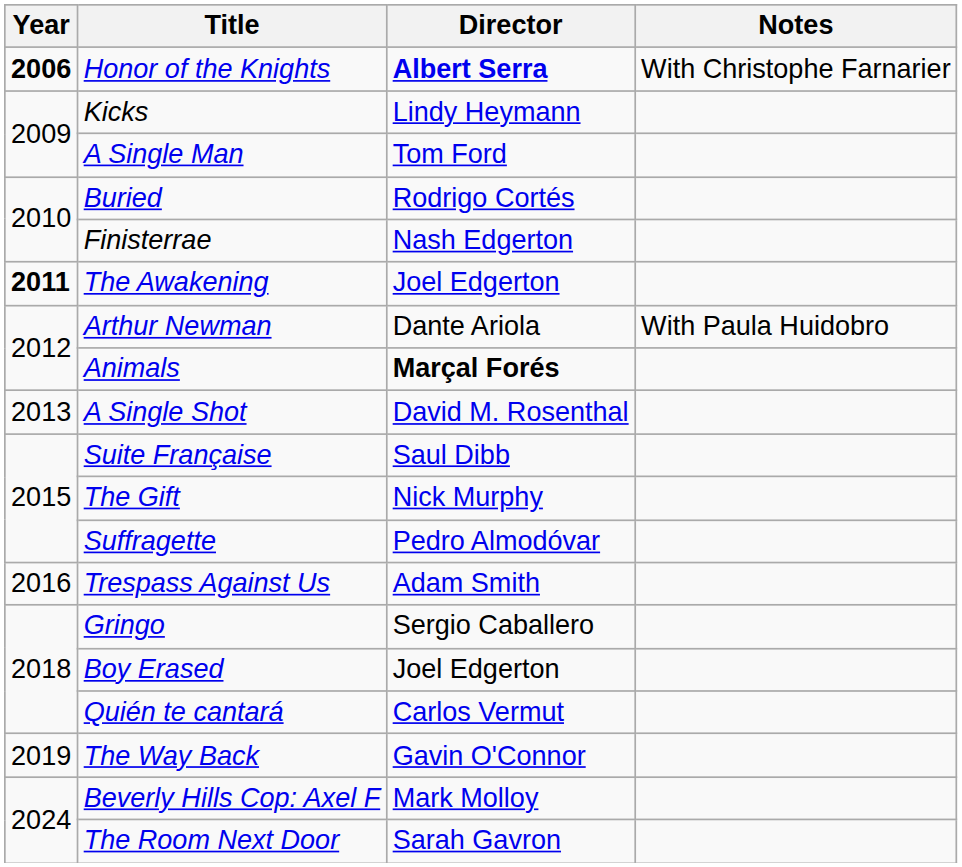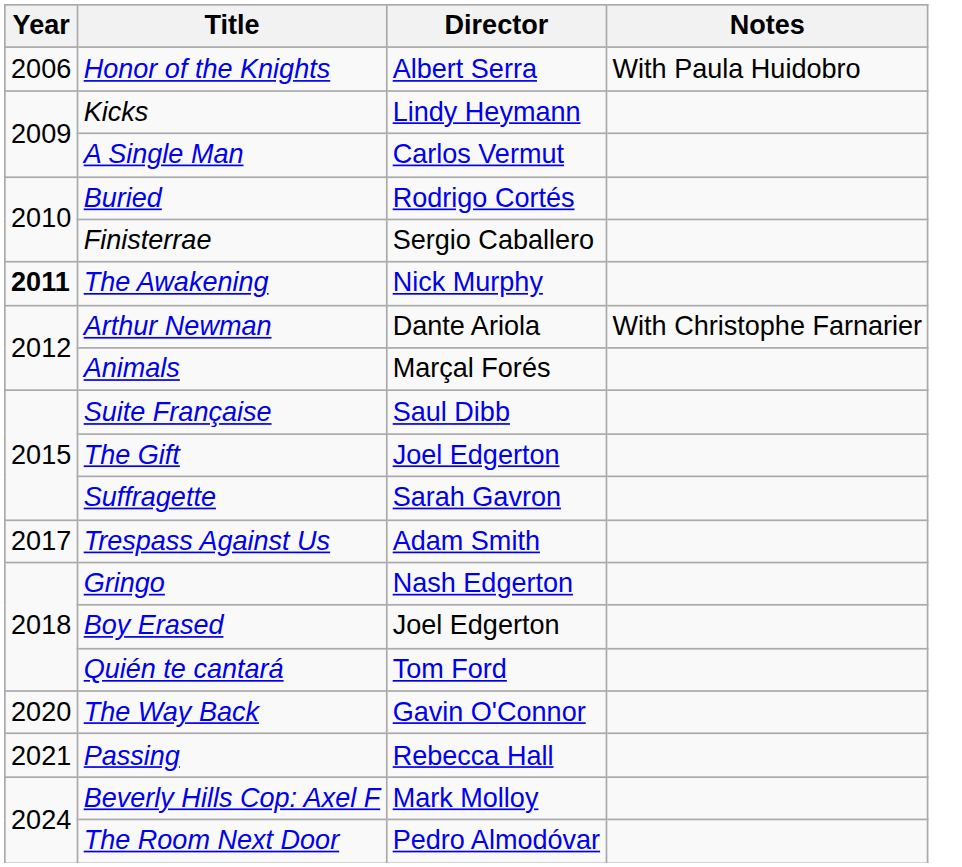(41, 68) bold -> (41, 68) normal
(470, 68) bold -> (465, 68) normal
(796, 68) With Christophe Farnarier -> (737, 68) With Paula Huidobro
(450, 154) Tom Ford -> (478, 154) Carlos Vermut
(483, 240) Nash Edgerton -> (493, 240) Sergio Caballero
(476, 283) Joel Edgerton -> (468, 283) Nick Murphy
(765, 326) With Paula Huidobro -> (767, 326) With Christophe Farnarier
(476, 369) bold -> (472, 369) normal
- row: (165, 411)
(468, 497) Nick Murphy -> (476, 454) Joel Edgerton
(496, 540) Pedro Almodóvar -> (477, 497) Sarah Gavron
(41, 583) 2016 -> (41, 540) 2017
(493, 626) Sergio Caballero -> (483, 583) Nash Edgerton
(478, 712) Carlos Vermut -> (450, 669) Tom Ford
(41, 754) 2019 -> (41, 712) 2020
+ row: (132, 754)
(477, 840) Sarah Gavron -> (496, 840) Pedro Almodóvar
